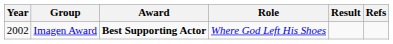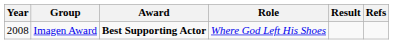(18, 30) 2002 -> (18, 30) 2008
